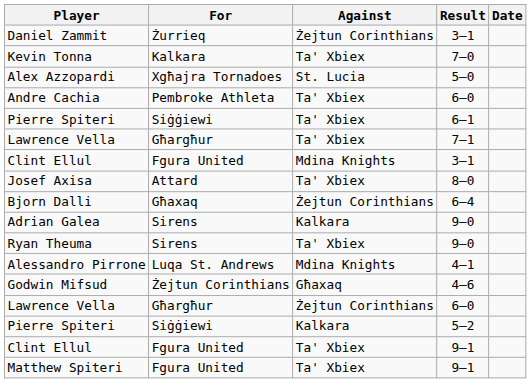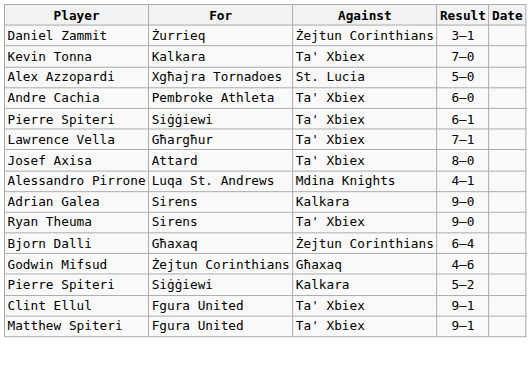- row: (50, 160)
rows swapped: (77, 264) <-> (50, 202)
- row: (61, 306)
